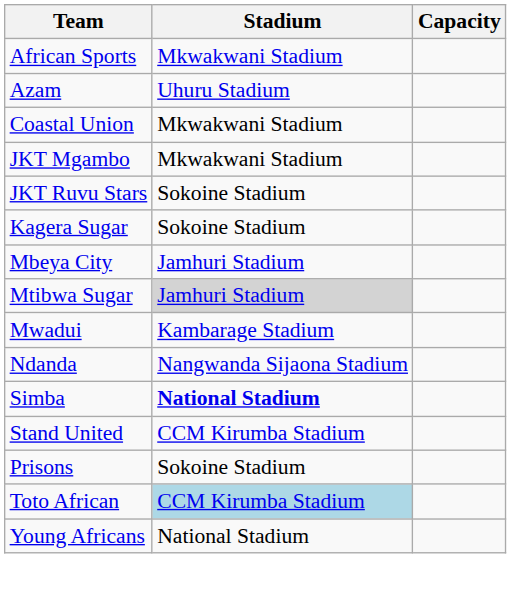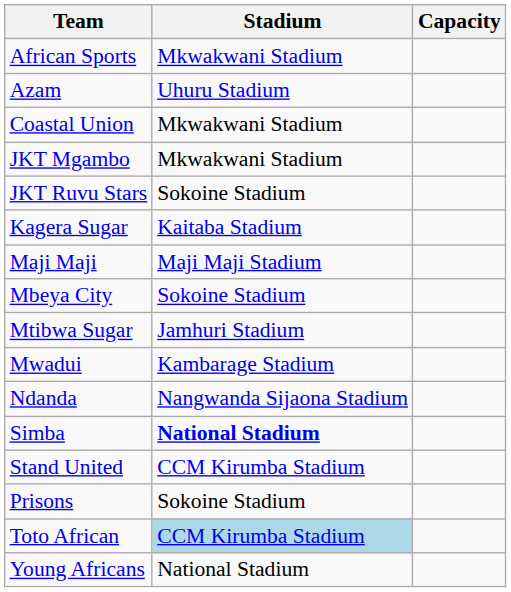(231, 227) Sokoine Stadium -> (230, 227) Kaitaba Stadium
+ row: (53, 261)
(231, 261) Jamhuri Stadium -> (231, 295) Sokoine Stadium
(231, 295) lightgrey background -> (231, 329) no background
